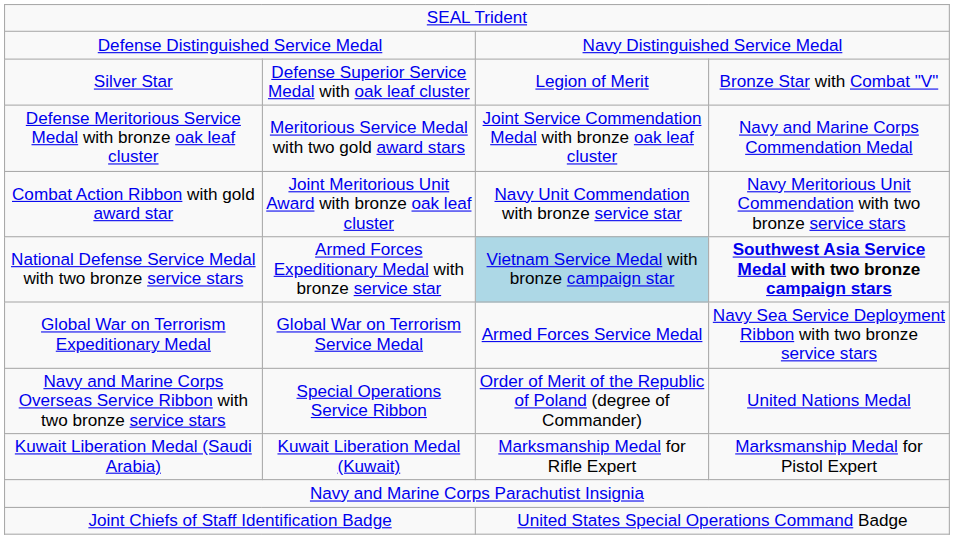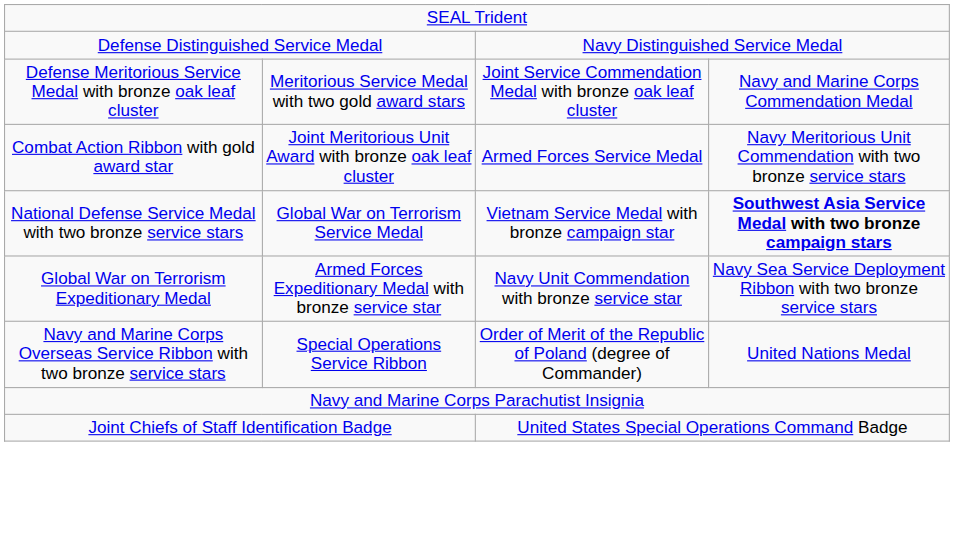- row: (133, 82)
(592, 203) Navy Unit Commendation with bronze service star -> (592, 157) Armed Forces Service Medal
(369, 269) Armed Forces Expeditionary Medal with bronze service star -> (369, 222) Global War on Terrorism Service Medal
(592, 269) lightblue background -> (592, 222) no background
(369, 335) Global War on Terrorism Service Medal -> (369, 288) Armed Forces Expeditionary Medal with bronze service star
(592, 335) Armed Forces Service Medal -> (592, 288) Navy Unit Commendation with bronze service star
- row: (133, 456)
